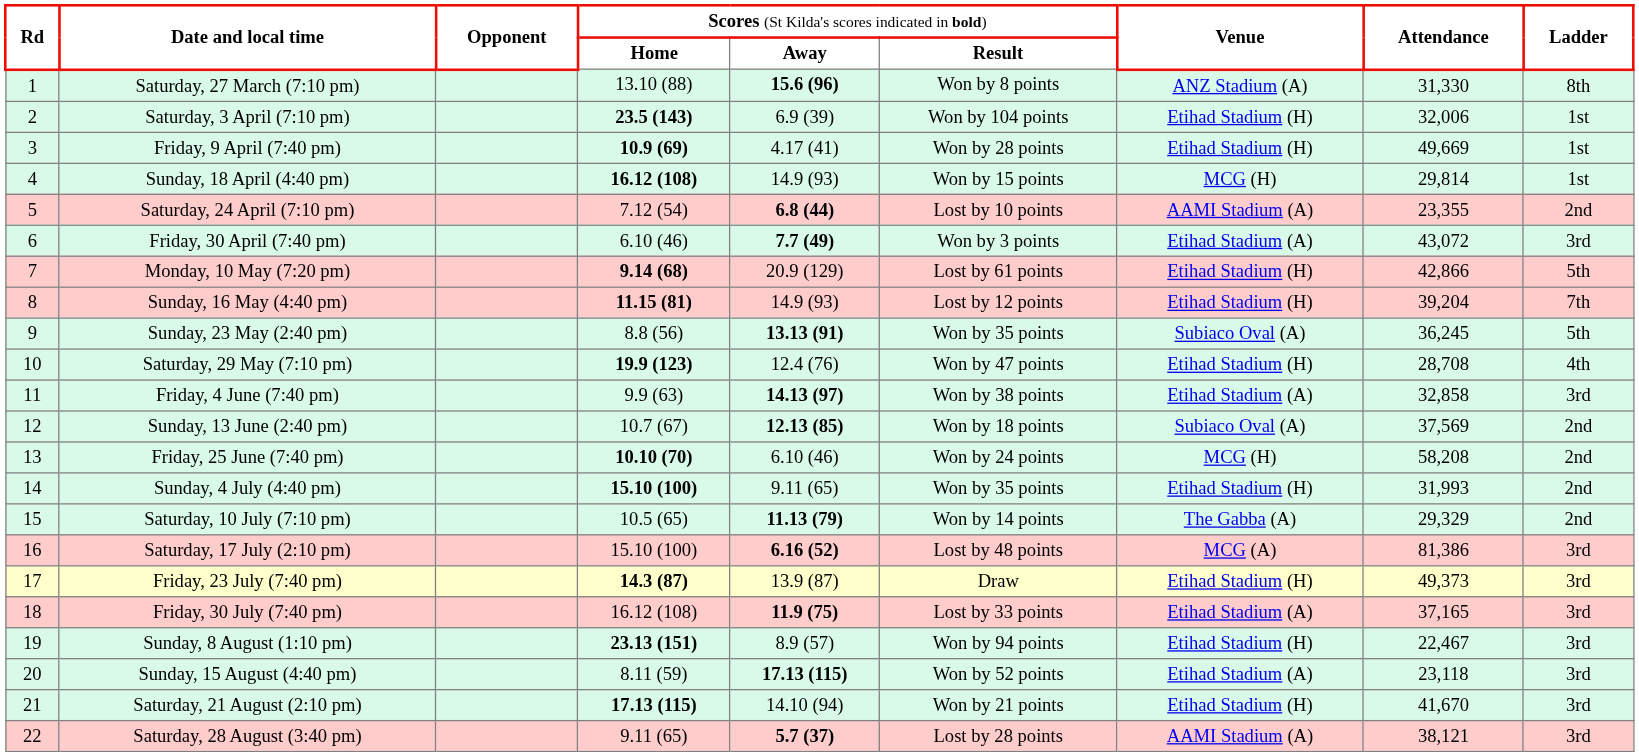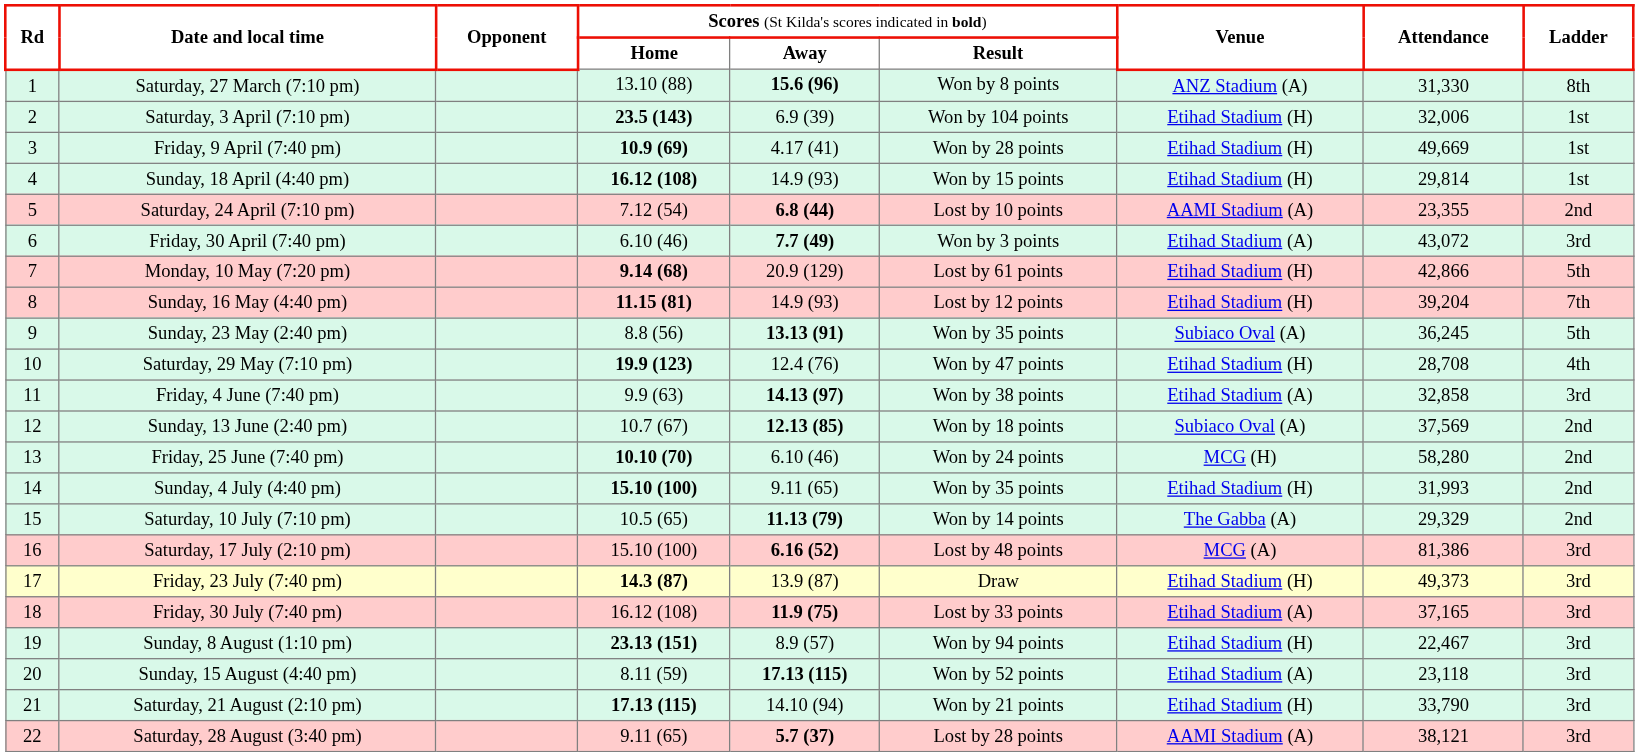(1240, 178) MCG (H) -> (1240, 178) Etihad Stadium (H)
(1443, 456) 58,208 -> (1443, 456) 58,280
(1443, 704) 41,670 -> (1443, 704) 33,790
